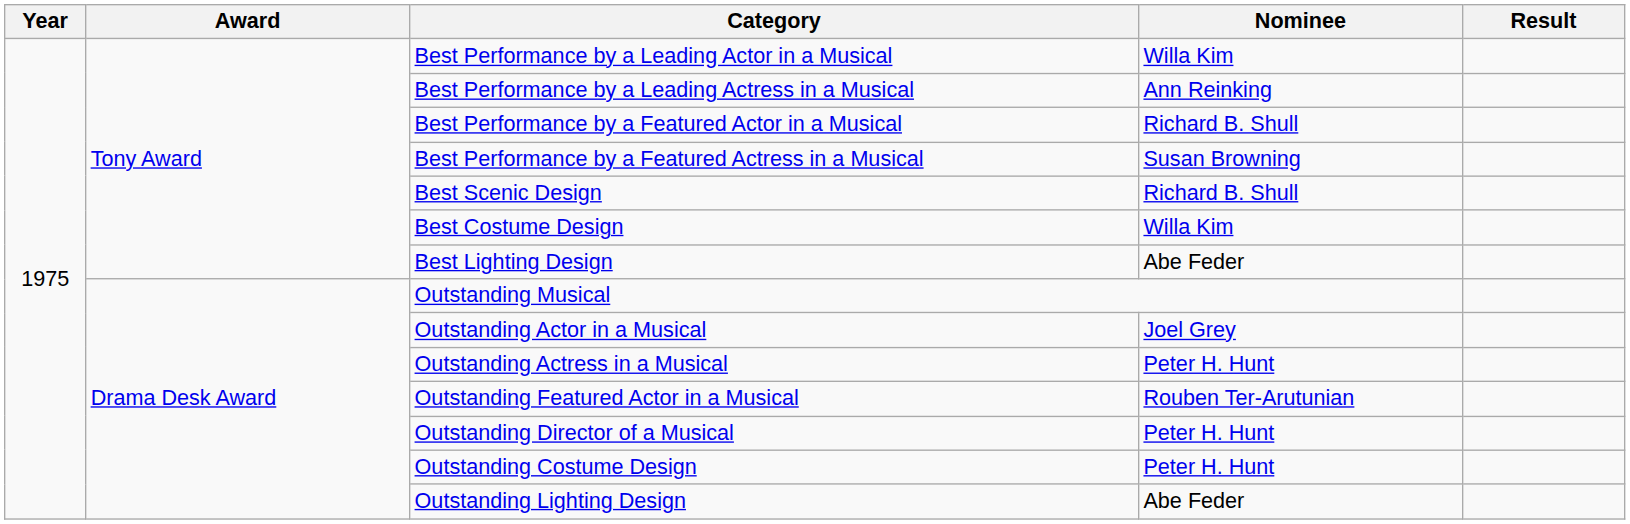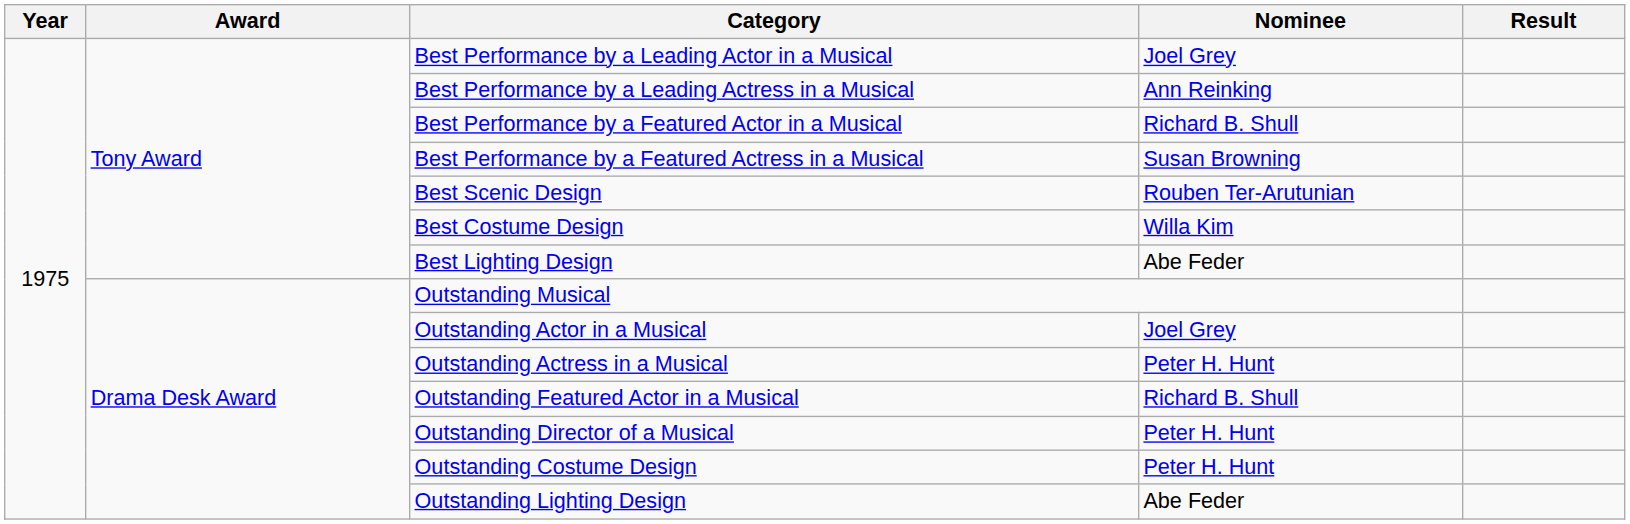(1188, 55) Willa Kim -> (1190, 55) Joel Grey
(1221, 192) Richard B. Shull -> (1249, 192) Rouben Ter-Arutunian
(1249, 398) Rouben Ter-Arutunian -> (1221, 398) Richard B. Shull
